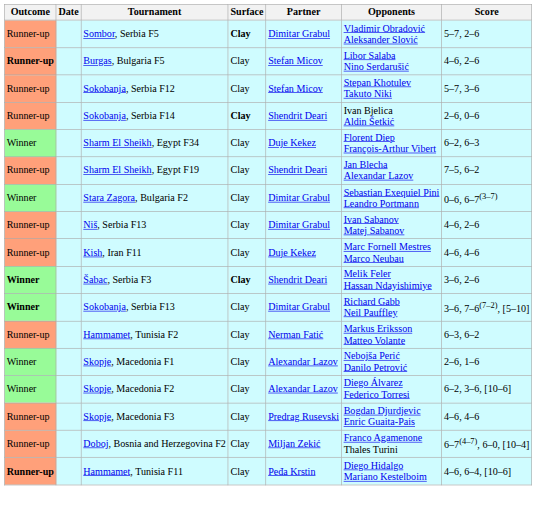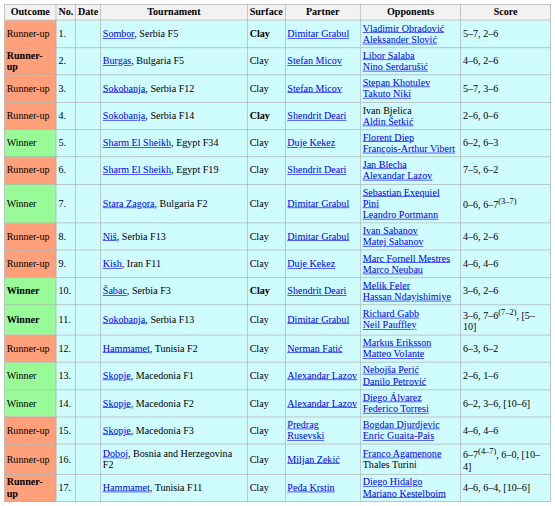+ column: (66, 12)
